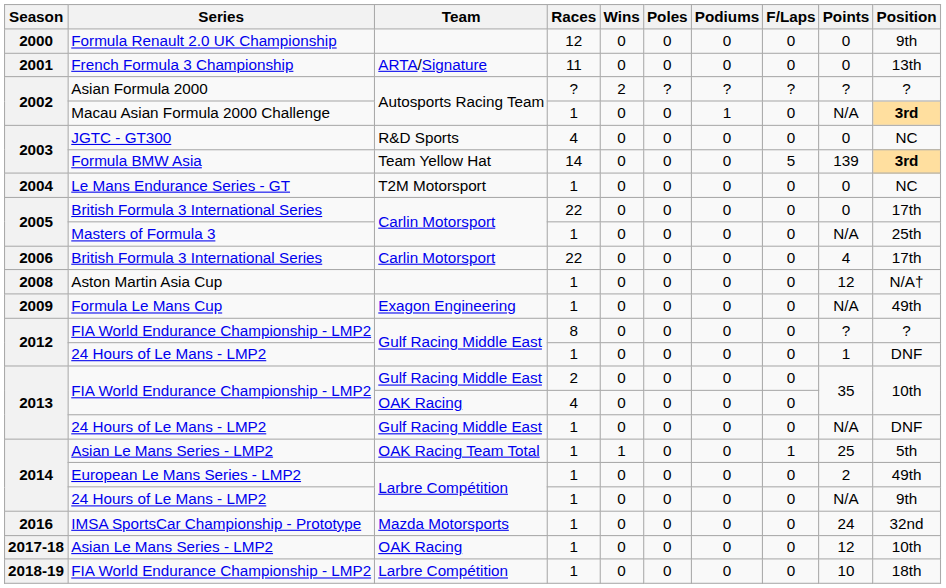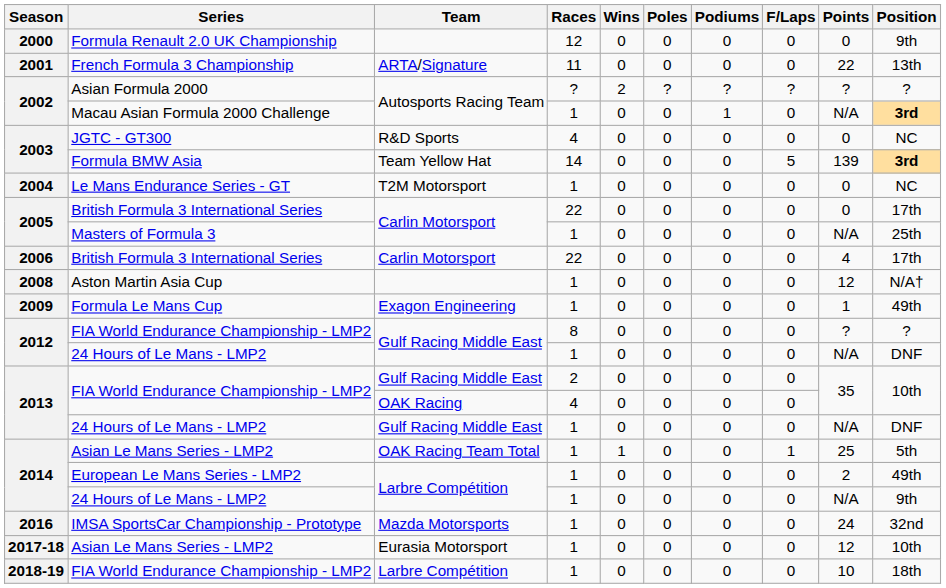(846, 65) 0 -> (846, 65) 22
(846, 306) N/A -> (846, 306) 1
(846, 355) 1 -> (846, 355) N/A
(420, 548) OAK Racing -> (443, 548) Eurasia Motorsport
